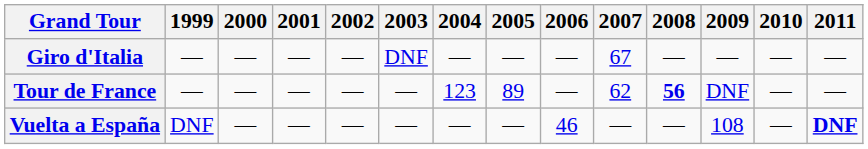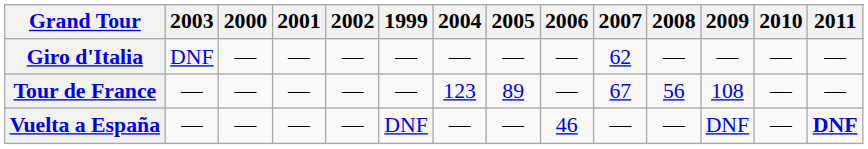columns swapped: (192, 21) <-> (406, 21)
(620, 56) 67 -> (620, 56) 62
(620, 90) 62 -> (620, 90) 67
(674, 90) bold -> (674, 90) normal
(727, 90) DNF -> (727, 90) 108
(727, 125) 108 -> (727, 125) DNF
